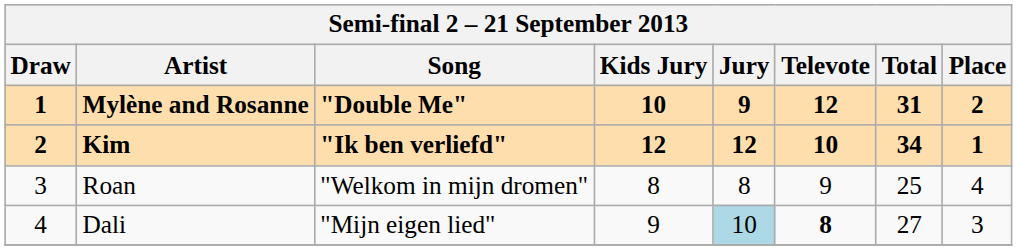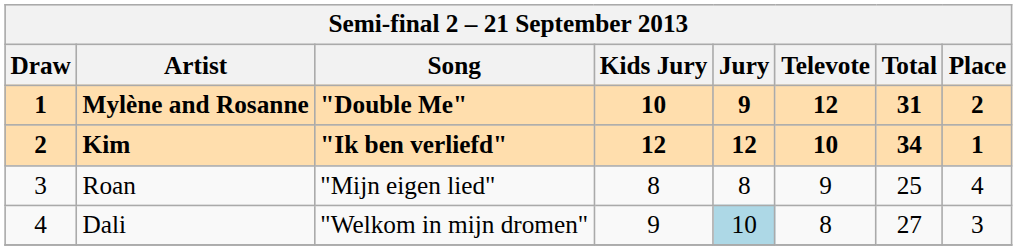(454, 184) "Welkom in mijn dromen" -> (408, 184) "Mijn eigen lied"
(408, 225) "Mijn eigen lied" -> (454, 225) "Welkom in mijn dromen"
(826, 225) bold -> (826, 225) normal
